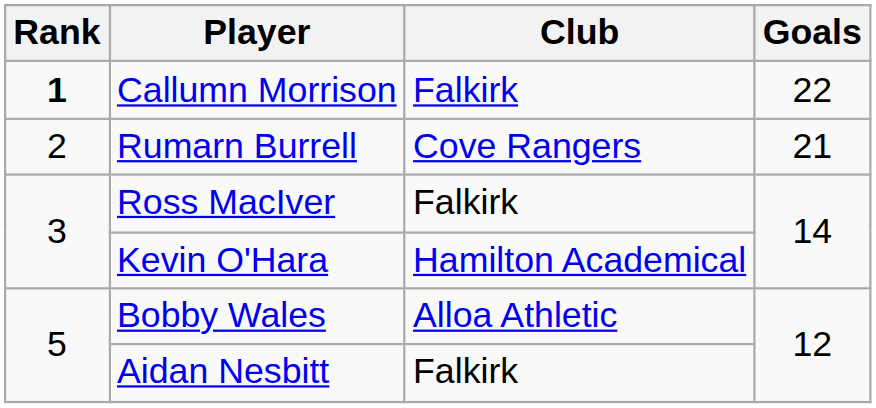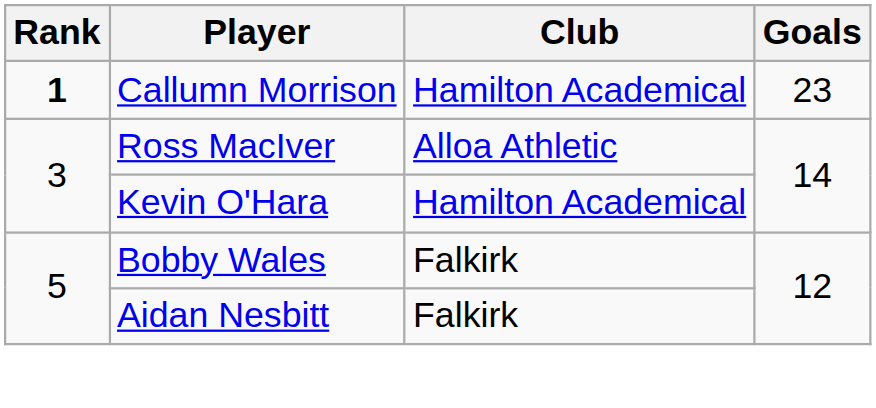(466, 89) Falkirk -> (580, 89) Hamilton Academical
(812, 89) 22 -> (812, 89) 23
- row: (237, 145)
(466, 202) Falkirk -> (515, 145) Alloa Athletic
(515, 315) Alloa Athletic -> (466, 259) Falkirk
